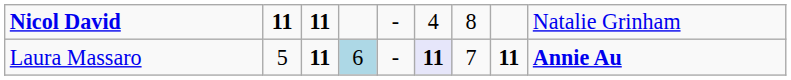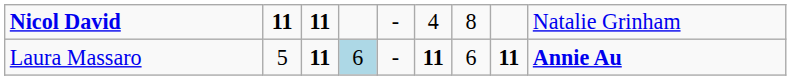(433, 57) lavender background -> (433, 57) no background
(471, 57) 7 -> (471, 57) 6
